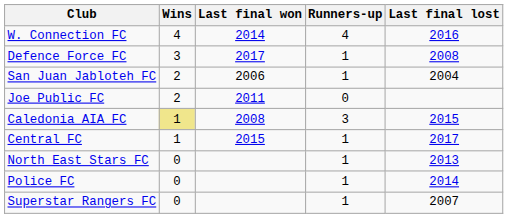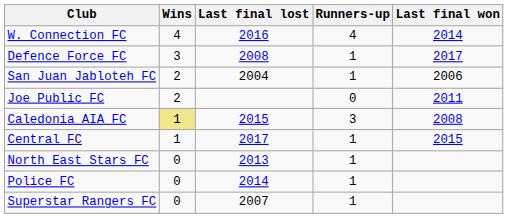columns swapped: (250, 15) <-> (444, 15)
